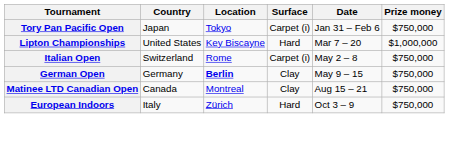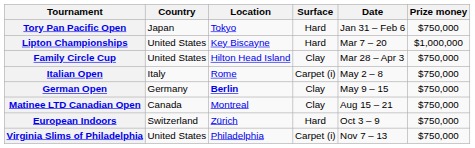(290, 27) Carpet (i) -> (315, 27) Hard
+ row: (75, 58)
(168, 58) Switzerland -> (156, 74) Italy
(152, 105) Italy -> (173, 120) Switzerland
+ row: (75, 136)
